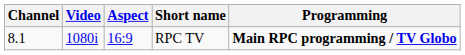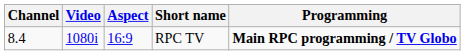(17, 38) 8.1 -> (17, 38) 8.4
